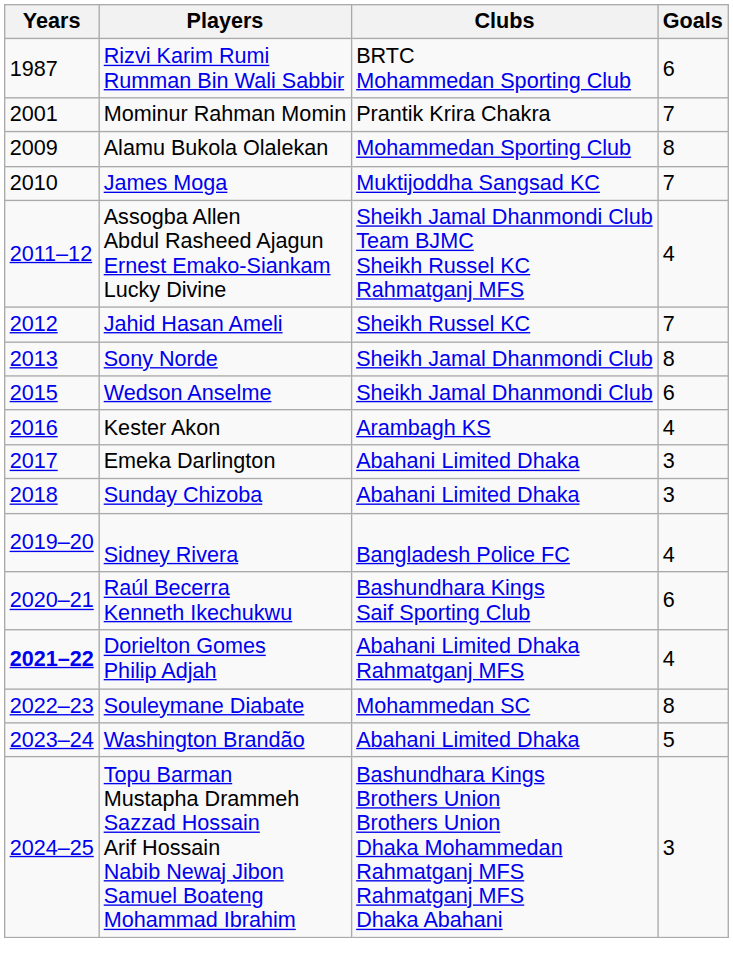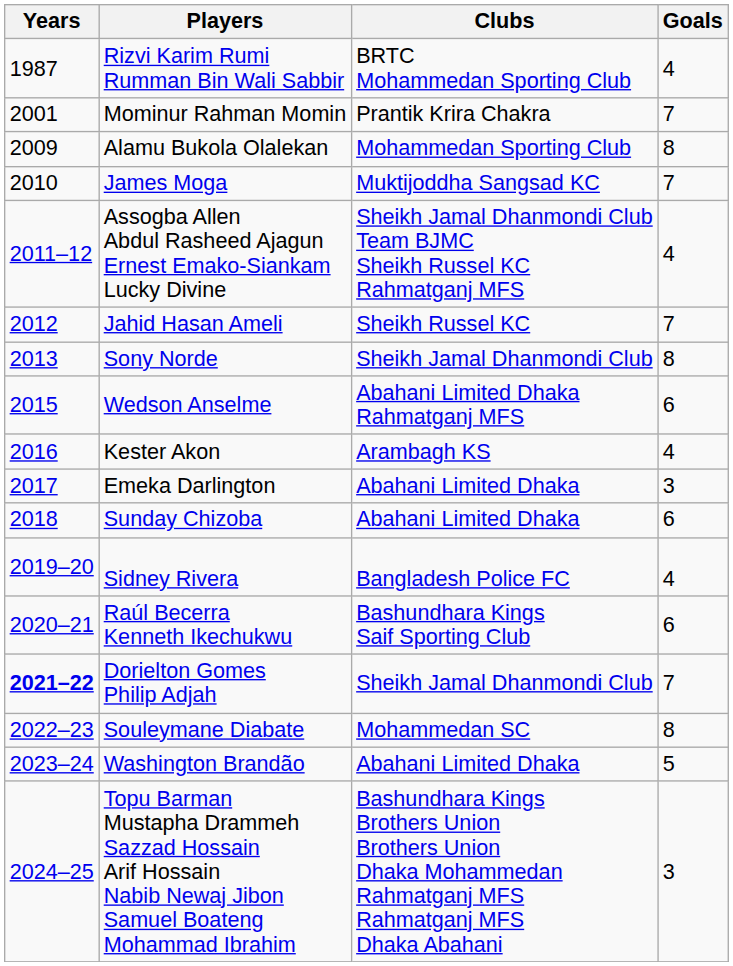(669, 68) 6 -> (669, 68) 4
(504, 392) Sheikh Jamal Dhanmondi Club -> (468, 405) Abahani Limited Dhaka Rahmatganj MFS
(669, 495) 3 -> (669, 519) 6
(468, 659) Abahani Limited Dhaka Rahmatganj MFS -> (504, 683) Sheikh Jamal Dhanmondi Club
(669, 659) 4 -> (669, 683) 7
